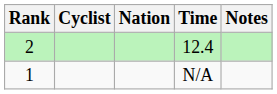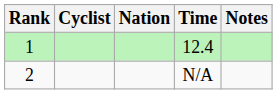(29, 46) 2 -> (29, 46) 1
(29, 74) 1 -> (29, 74) 2
